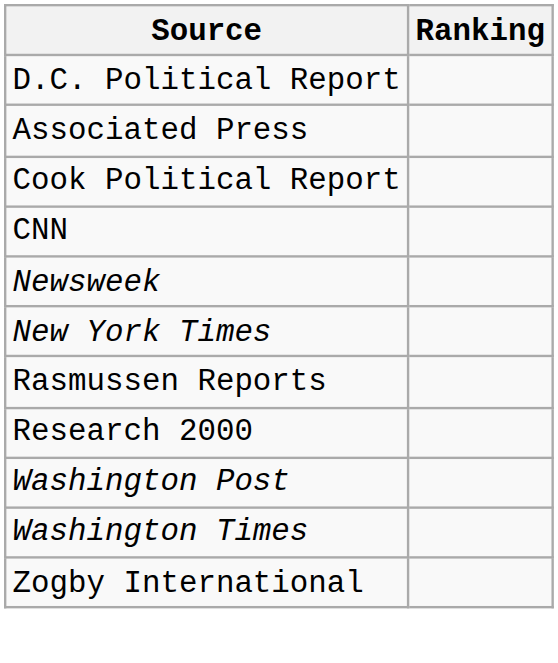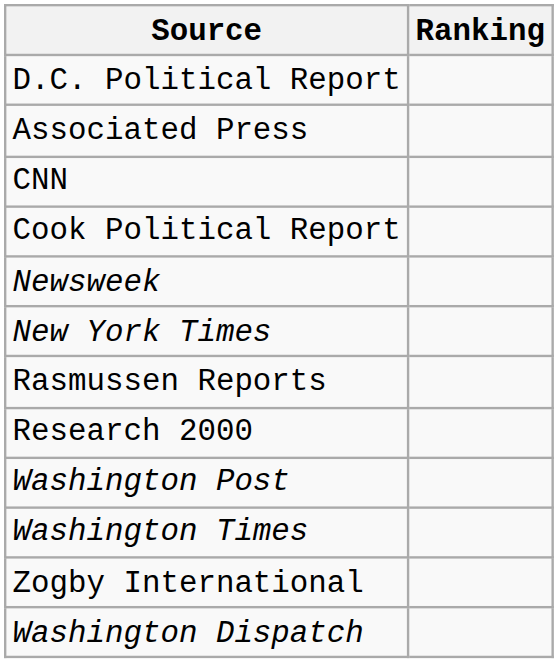rows swapped: (40, 231) <-> (207, 181)
+ row: (188, 633)
